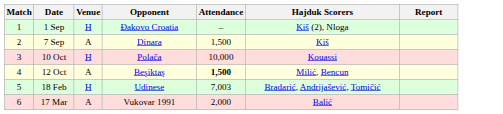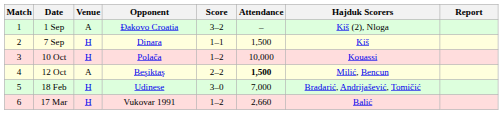+ column: (217, 12)
(88, 27) H -> (88, 27) A
(88, 42) A -> (88, 42) H
(221, 87) 7,003 -> (261, 87) 7,000
(88, 102) A -> (88, 102) H
(221, 102) 2,000 -> (261, 102) 2,660
